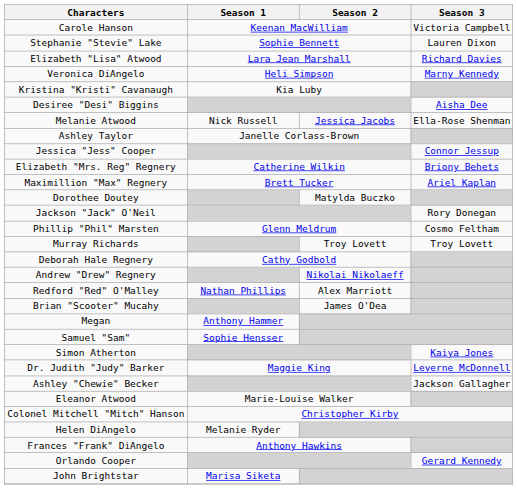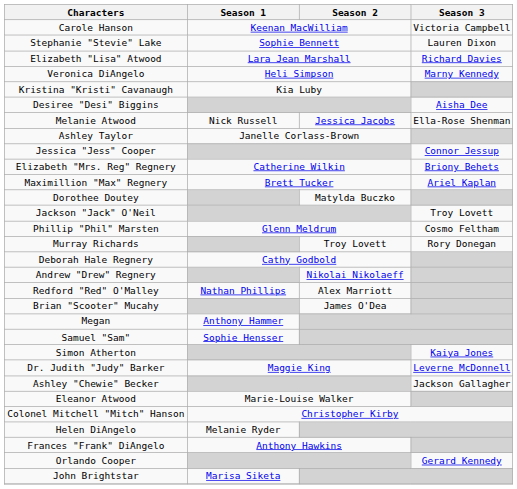(462, 213) Rory Donegan -> (462, 213) Troy Lovett
(462, 244) Troy Lovett -> (462, 244) Rory Donegan
